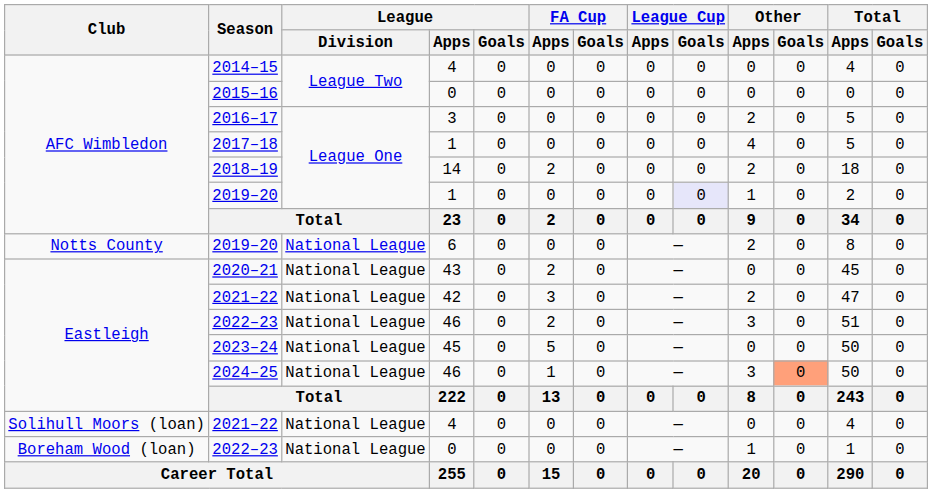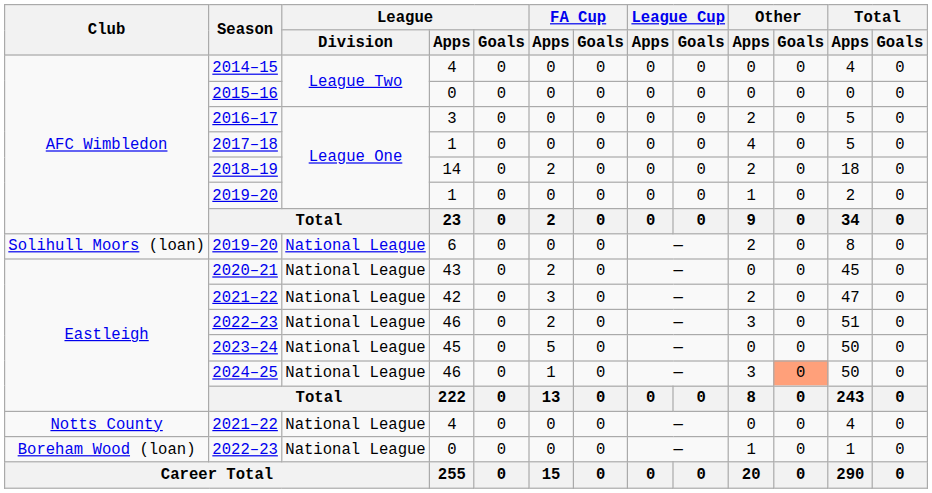(701, 195) lavender background -> (701, 195) no background
(107, 246) Notts County -> (107, 246) Solihull Moors (loan)
(107, 424) Solihull Moors (loan) -> (107, 424) Notts County
